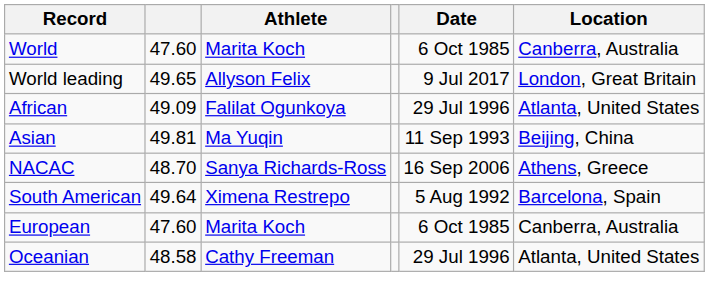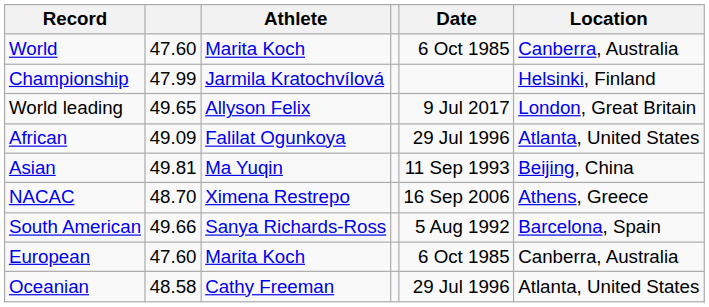+ row: (69, 78)
(296, 167) Sanya Richards-Ross -> (277, 197) Ximena Restrepo
(173, 197) 49.64 -> (173, 227) 49.66
(277, 197) Ximena Restrepo -> (296, 227) Sanya Richards-Ross
